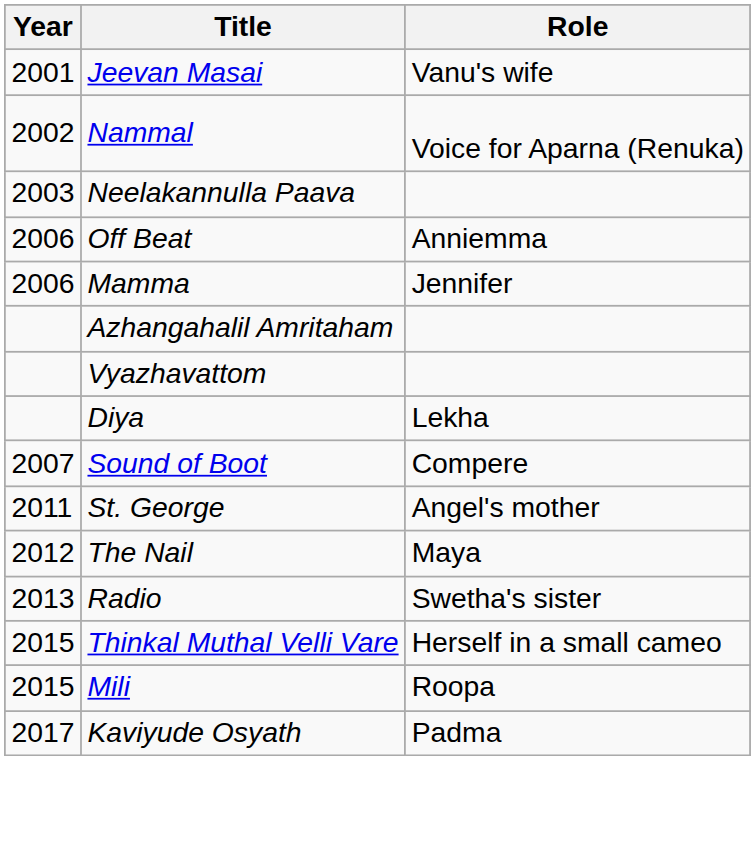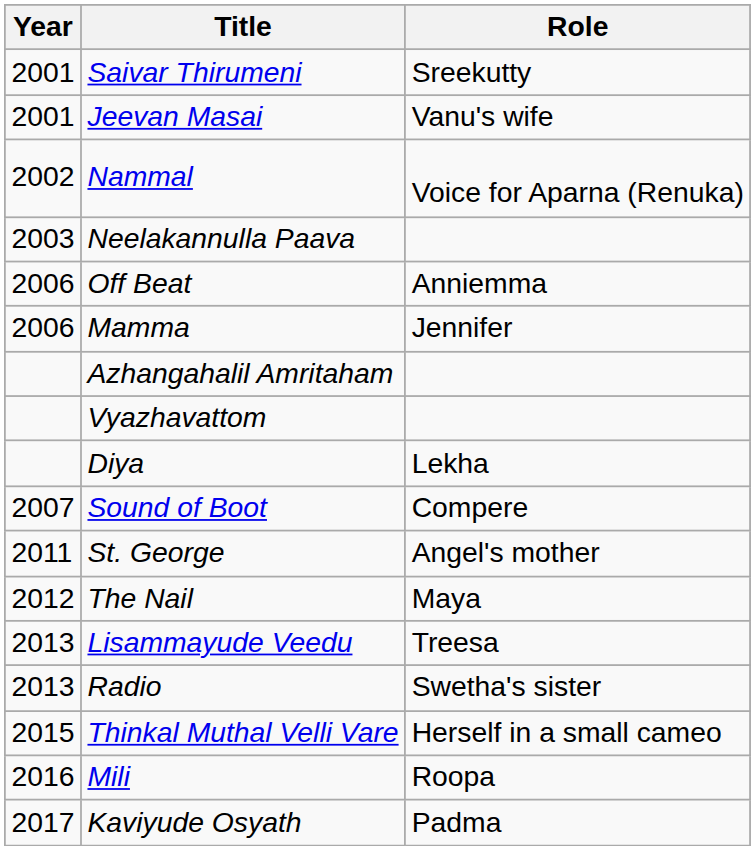+ row: (194, 71)
+ row: (220, 642)
(43, 687) 2015 -> (43, 777) 2016
